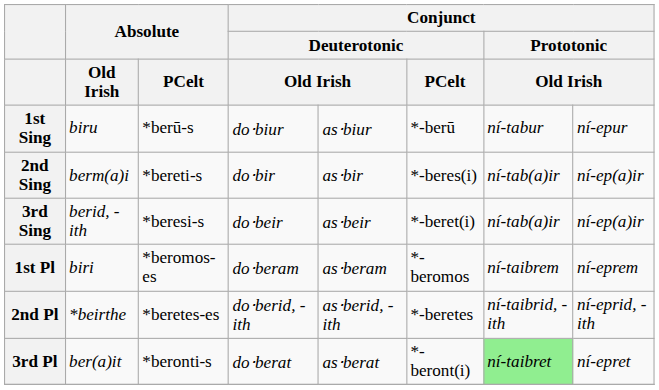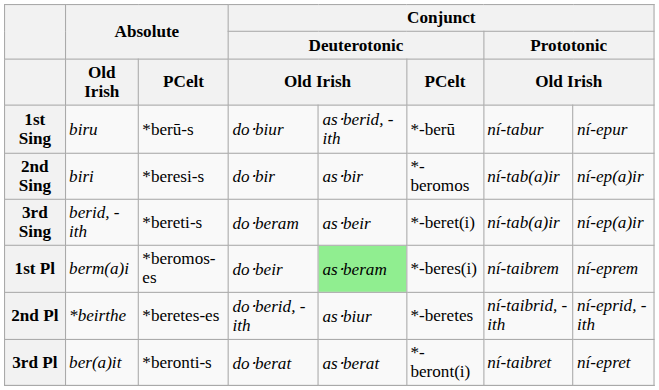(347, 128) as⋅biur -> (358, 129) as⋅berid, -ith
(99, 174) berm(a)i -> (81, 175) biri
(172, 174) *bereti-s -> (173, 175) *beresi-s
(444, 174) *-beres(i) -> (440, 175) *-beromos
(173, 221) *beresi-s -> (172, 222) *bereti-s
(258, 221) do⋅beir -> (266, 222) do⋅beram
(81, 267) biri -> (99, 268) berm(a)i
(266, 268) do⋅beram -> (258, 269) do⋅beir
(355, 268) no background -> (355, 269) lightgreen background
(440, 267) *-beromos -> (444, 268) *-beres(i)
(358, 315) as⋅berid, -ith -> (347, 316) as⋅biur
(519, 361) lightgreen background -> (519, 362) no background
